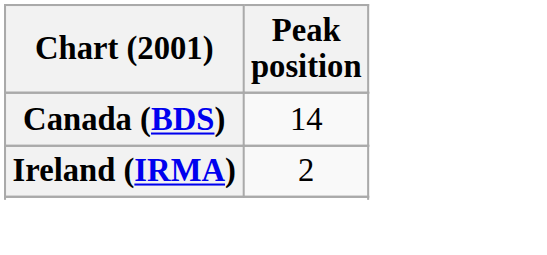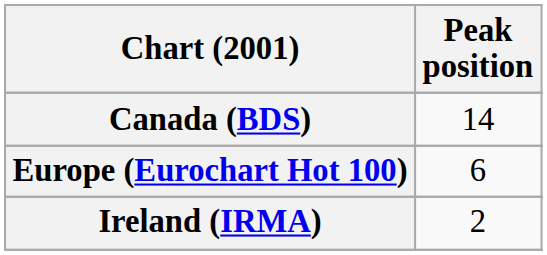+ row: (210, 170)
